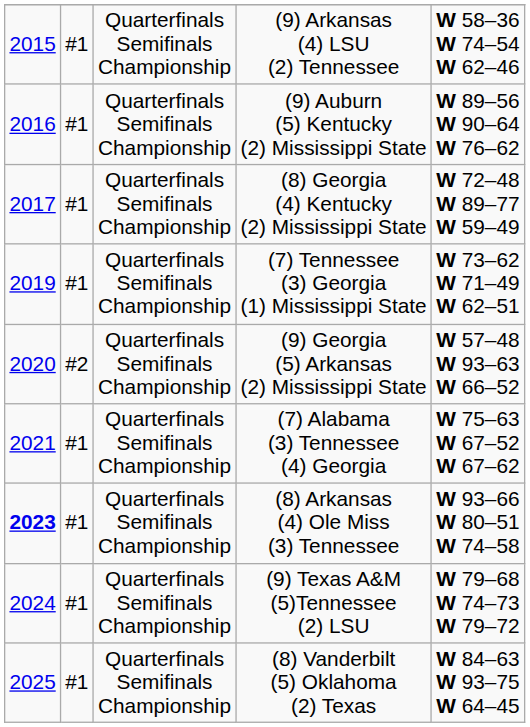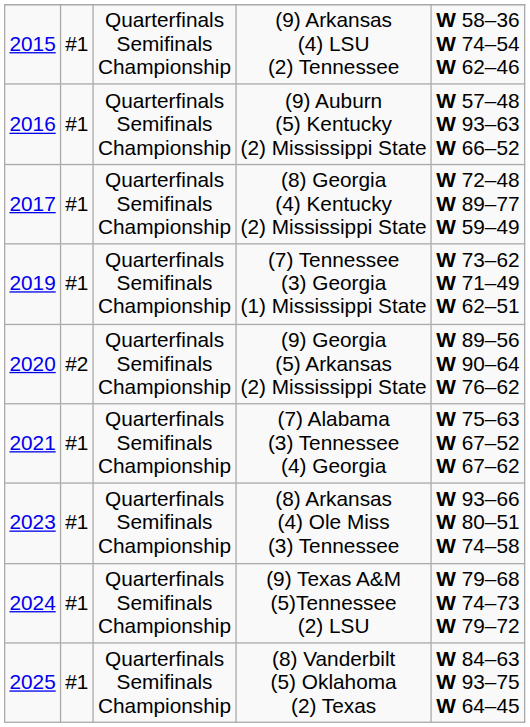(478, 124) W 89–56 W 90–64 W 76–62 -> (478, 124) W 57–48 W 93–63 W 66–52
(478, 363) W 57–48 W 93–63 W 66–52 -> (478, 363) W 89–56 W 90–64 W 76–62
(33, 523) bold -> (33, 523) normal
